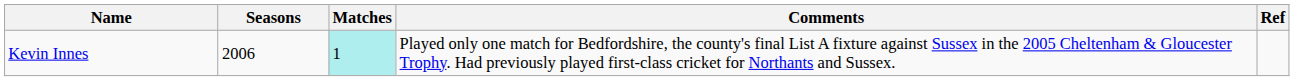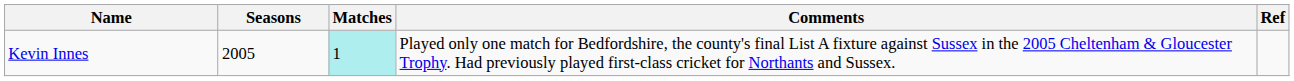(238, 52) 2006 -> (238, 52) 2005
